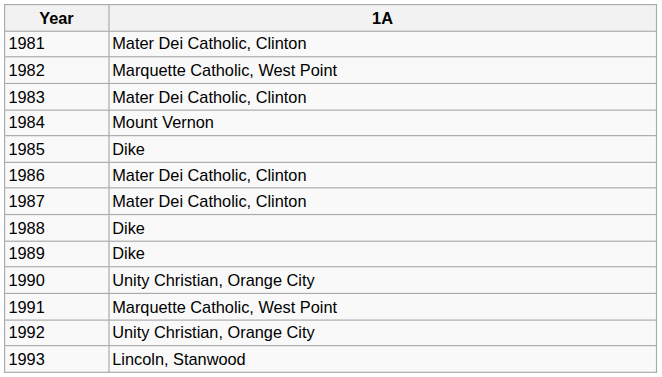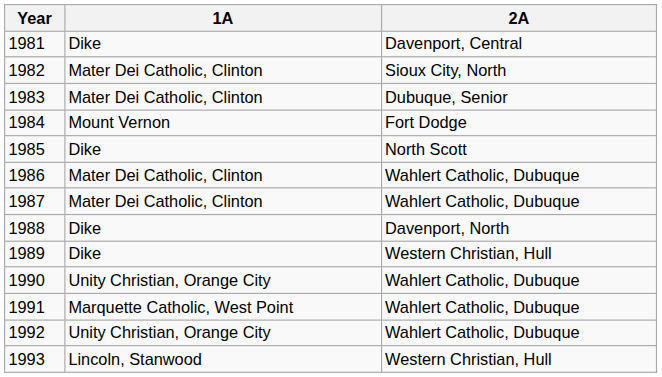+ column: (519, 18)
(209, 44) Mater Dei Catholic, Clinton -> (85, 44) Dike
(225, 70) Marquette Catholic, West Point -> (166, 70) Mater Dei Catholic, Clinton
